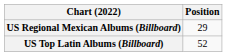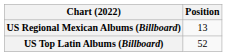(202, 28) 29 -> (202, 28) 13
